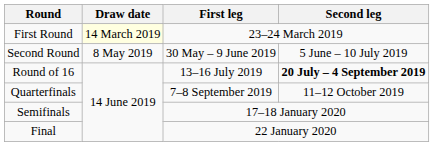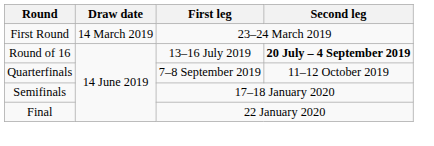(123, 33) lightyellow background -> (116, 33) no background
- row: (43, 53)
